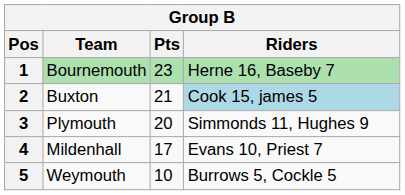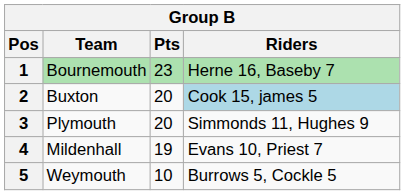(163, 96) 21 -> (163, 96) 20
(163, 149) 17 -> (163, 149) 19
